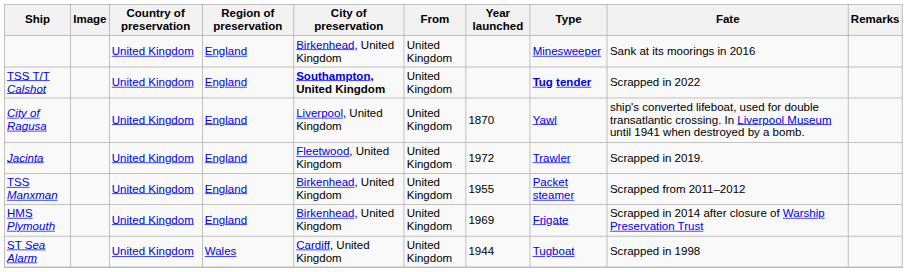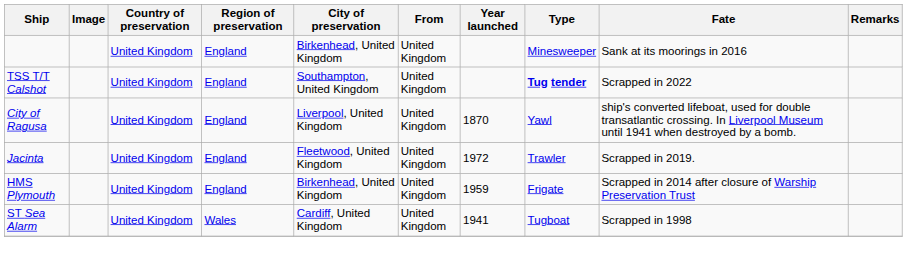(341, 82) bold -> (338, 82) normal
- row: (32, 189)
(481, 220) 1969 -> (476, 189) 1959
(481, 251) 1944 -> (476, 220) 1941
